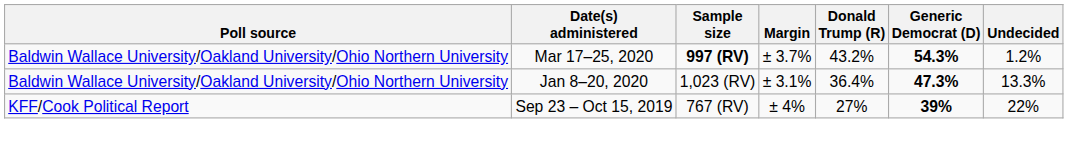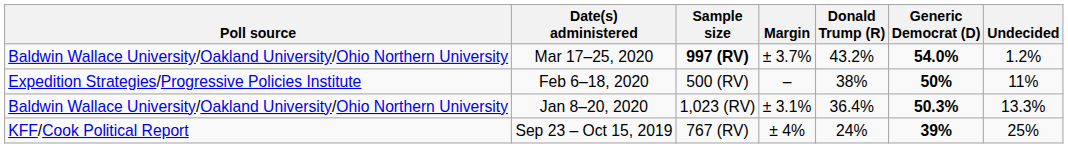(936, 57) 54.3% -> (936, 57) 54.0%
+ row: (594, 82)
(936, 82) 47.3% -> (936, 106) 50.3%
(852, 106) 27% -> (852, 131) 24%
(1023, 106) 22% -> (1023, 131) 25%
